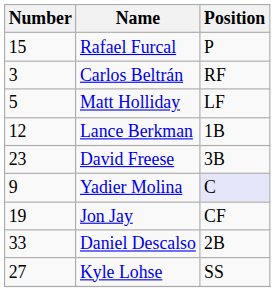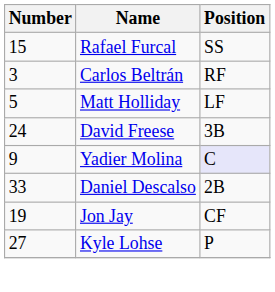(209, 46) P -> (214, 46) SS
- row: (136, 131)
(18, 159) 23 -> (18, 131) 24
rows swapped: (106, 215) <-> (138, 243)
(214, 272) SS -> (209, 243) P
